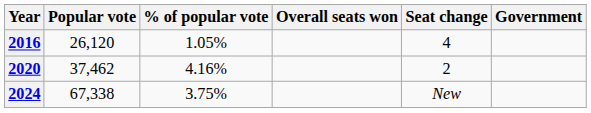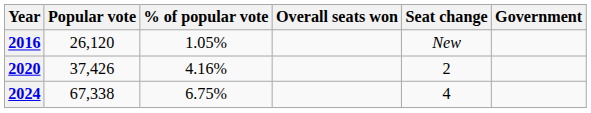(447, 42) 4 -> (447, 42) New
(92, 68) 37,462 -> (92, 68) 37,426
(206, 94) 3.75% -> (206, 94) 6.75%
(447, 94) New -> (447, 94) 4
